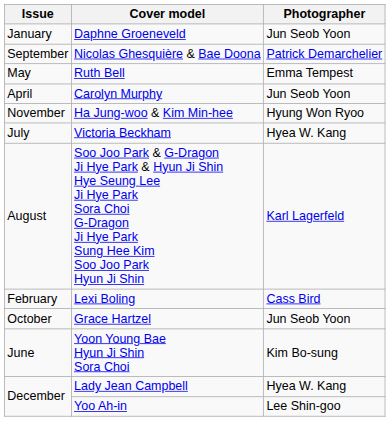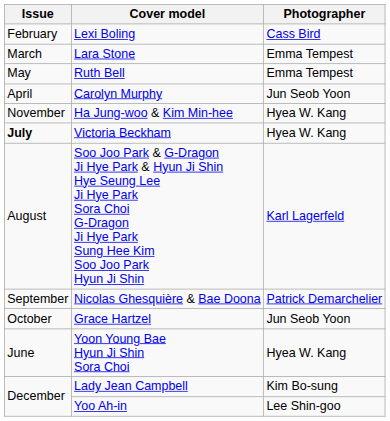- row: (130, 34)
rows swapped: (105, 299) <-> (167, 53)
+ row: (105, 53)
(315, 113) Hyung Won Ryoo -> (306, 113) Hyea W. Kang
(18, 133) normal -> (20, 133) bold
(302, 352) Kim Bo-sung -> (306, 352) Hyea W. Kang
(306, 386) Hyea W. Kang -> (302, 386) Kim Bo-sung
